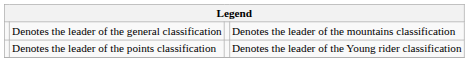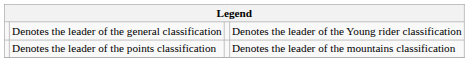(344, 31) Denotes the leader of the mountains classification -> (347, 31) Denotes the leader of the Young rider classification
(347, 48) Denotes the leader of the Young rider classification -> (344, 48) Denotes the leader of the mountains classification
